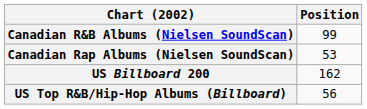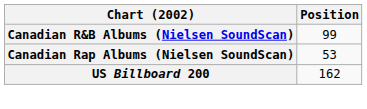- row: (151, 94)
